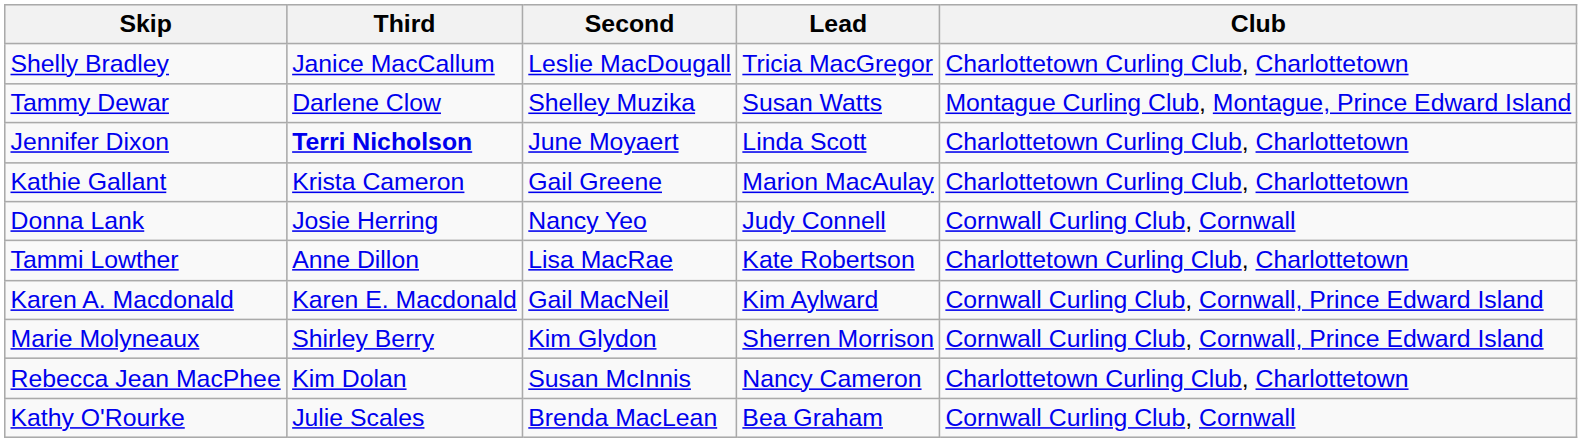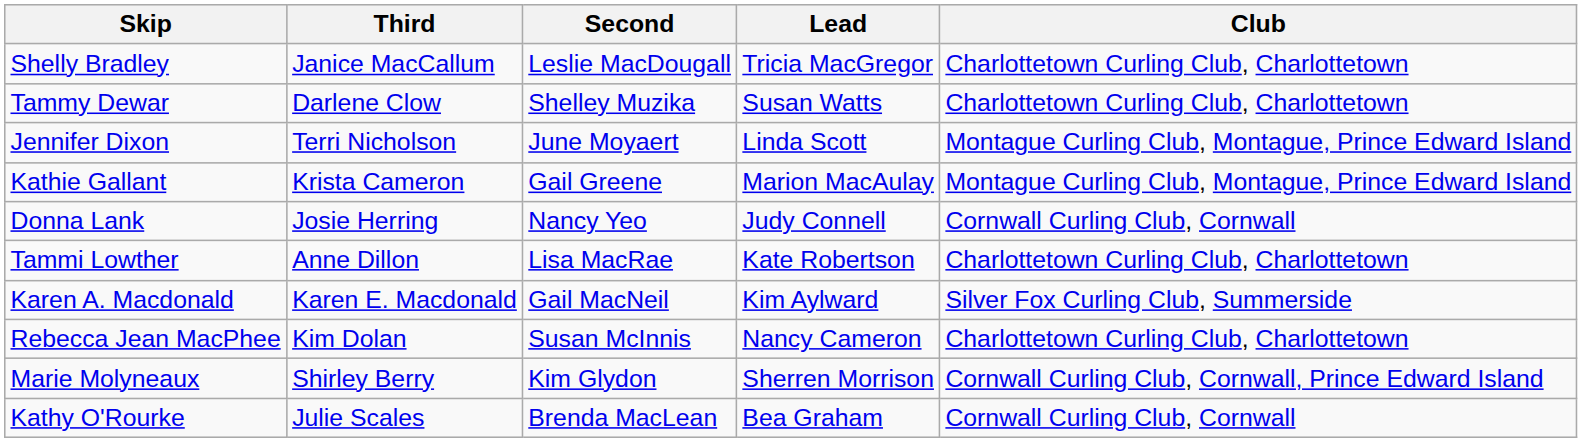(1258, 102) Montague Curling Club, Montague, Prince Edward Island -> (1177, 102) Charlottetown Curling Club, Charlottetown
(382, 142) bold -> (374, 142) normal
(1177, 142) Charlottetown Curling Club, Charlottetown -> (1258, 142) Montague Curling Club, Montague, Prince Edward Island
(1177, 181) Charlottetown Curling Club, Charlottetown -> (1258, 181) Montague Curling Club, Montague, Prince Edward Island
(1244, 299) Cornwall Curling Club, Cornwall, Prince Edward Island -> (1149, 299) Silver Fox Curling Club, Summerside
rows swapped: (146, 378) <-> (105, 338)
